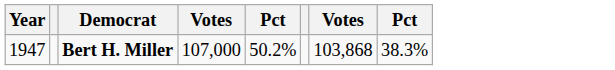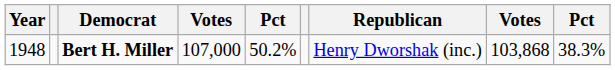+ column: (398, 19)
(27, 49) 1947 -> (27, 49) 1948
